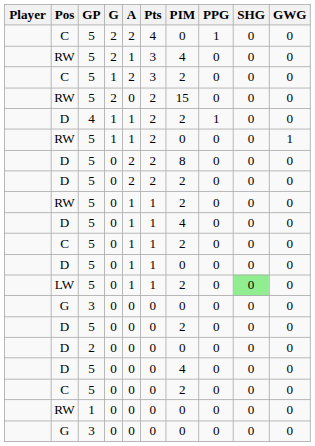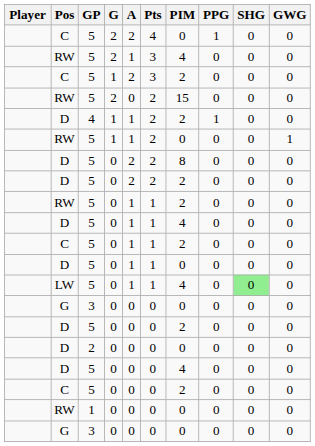(182, 285) 2 -> (182, 285) 4
